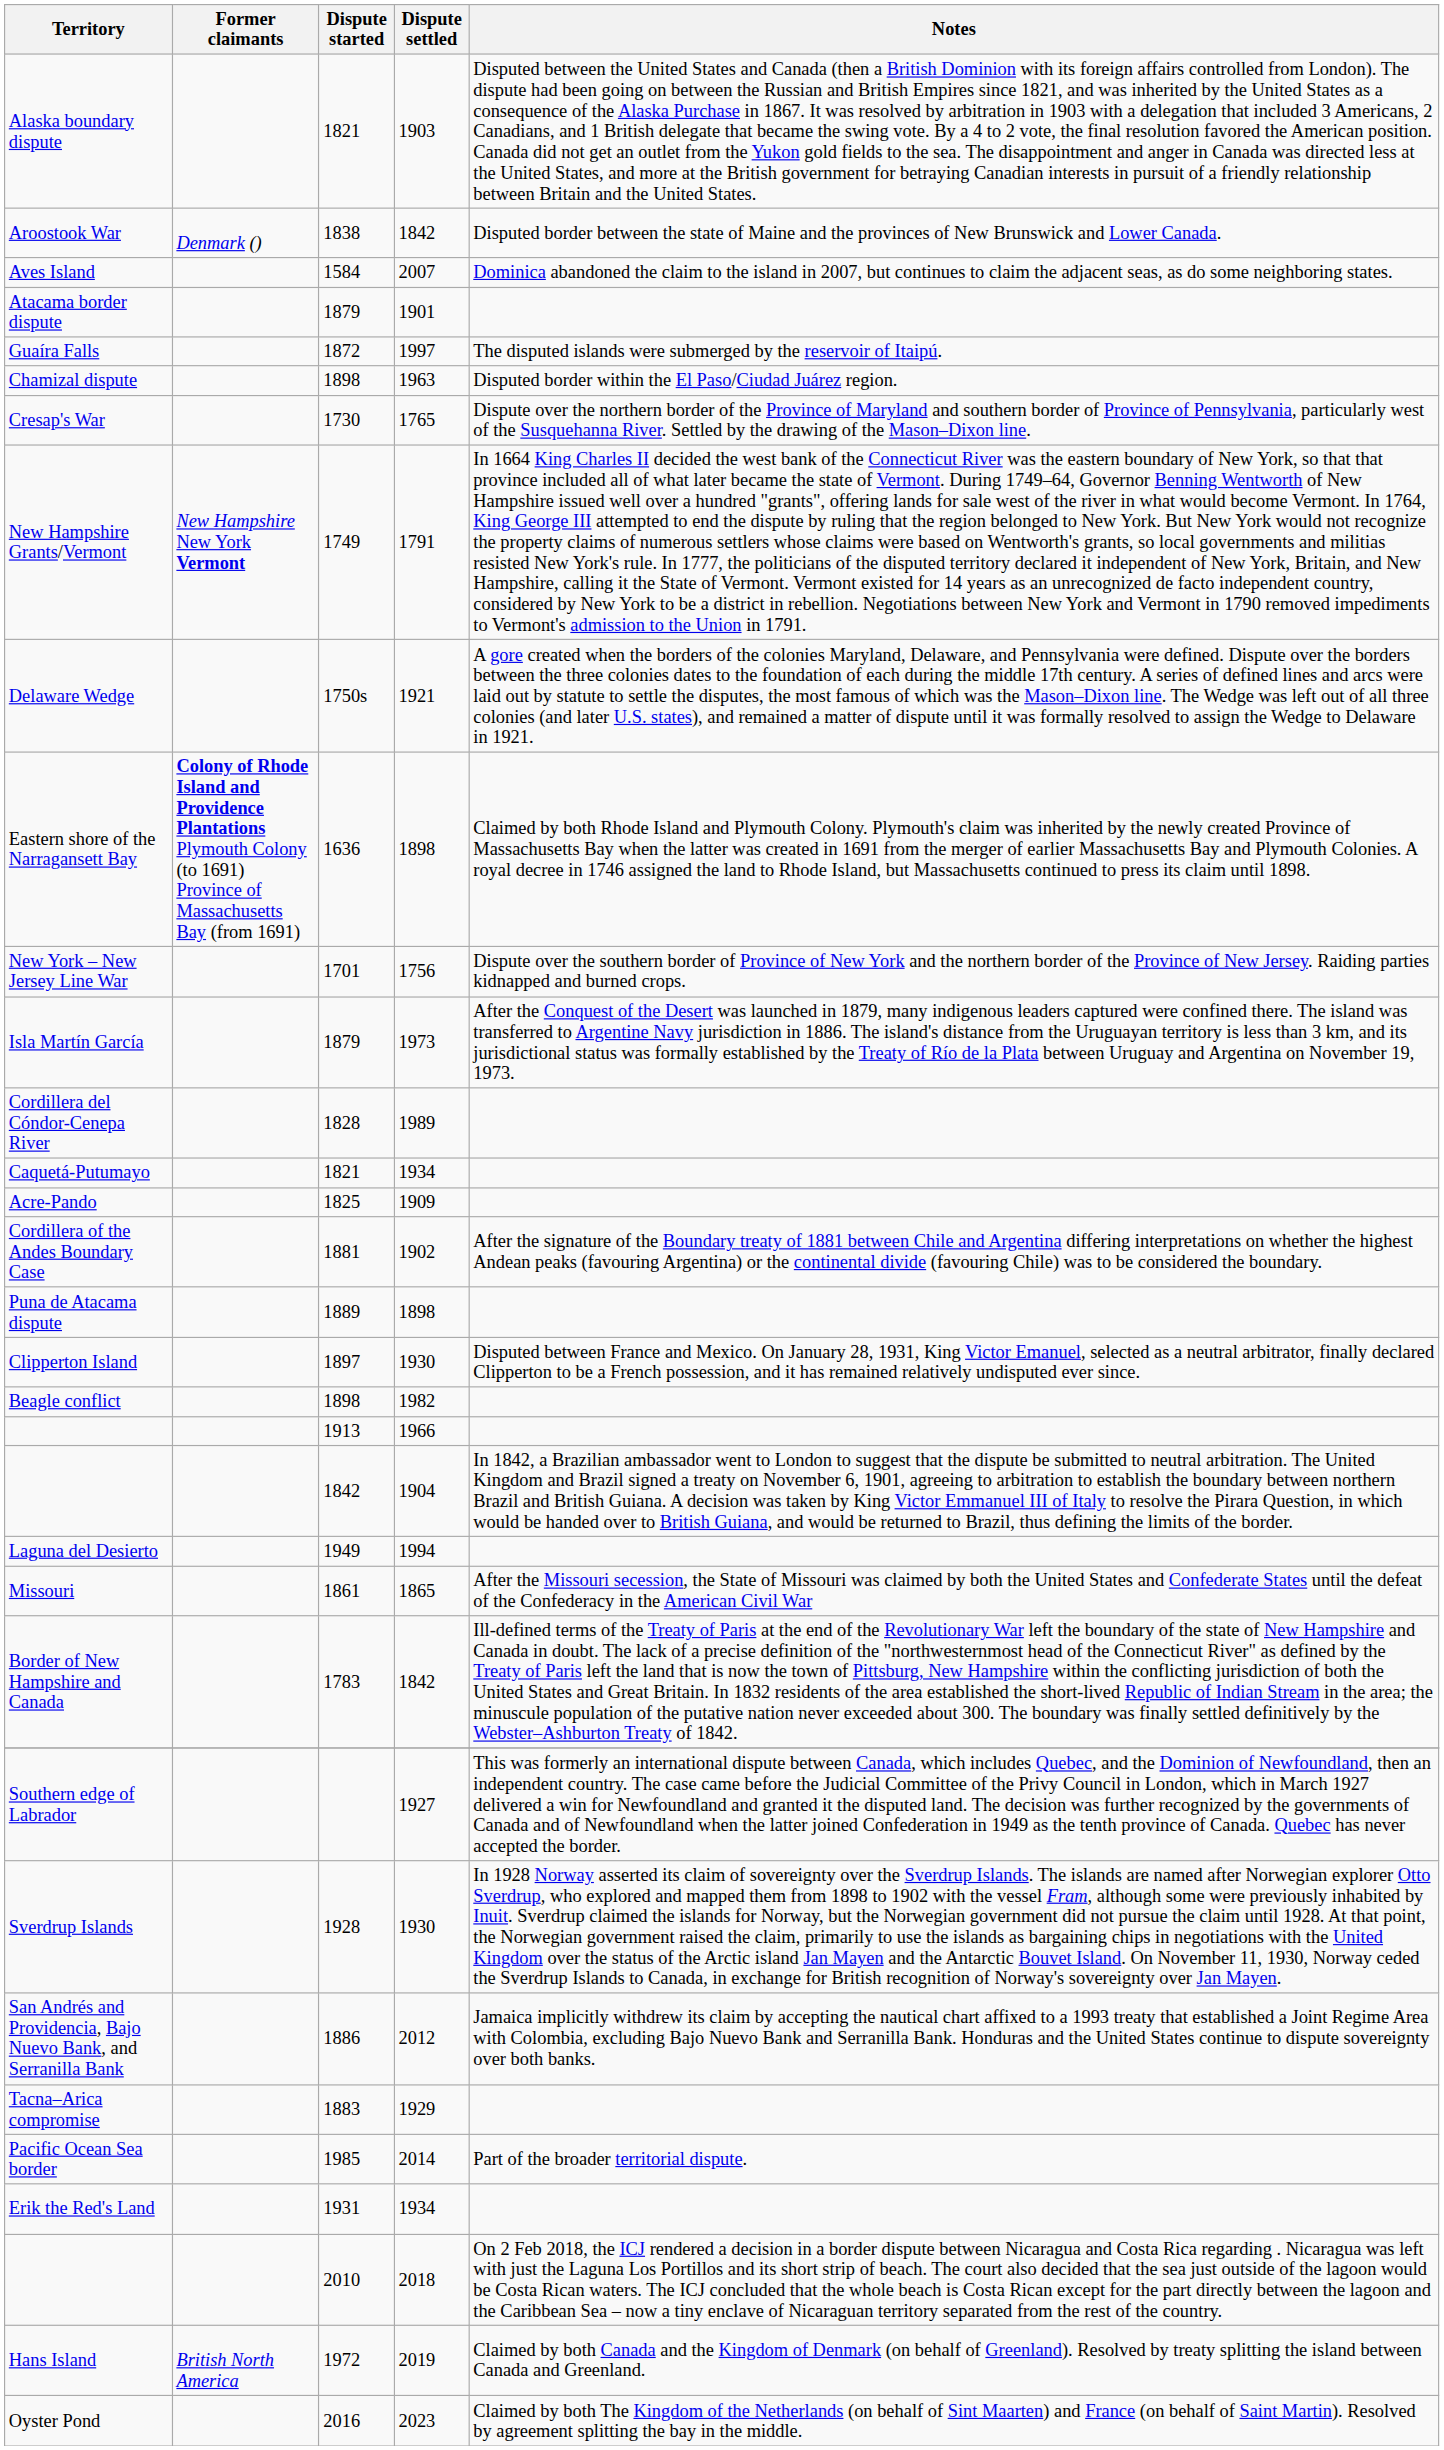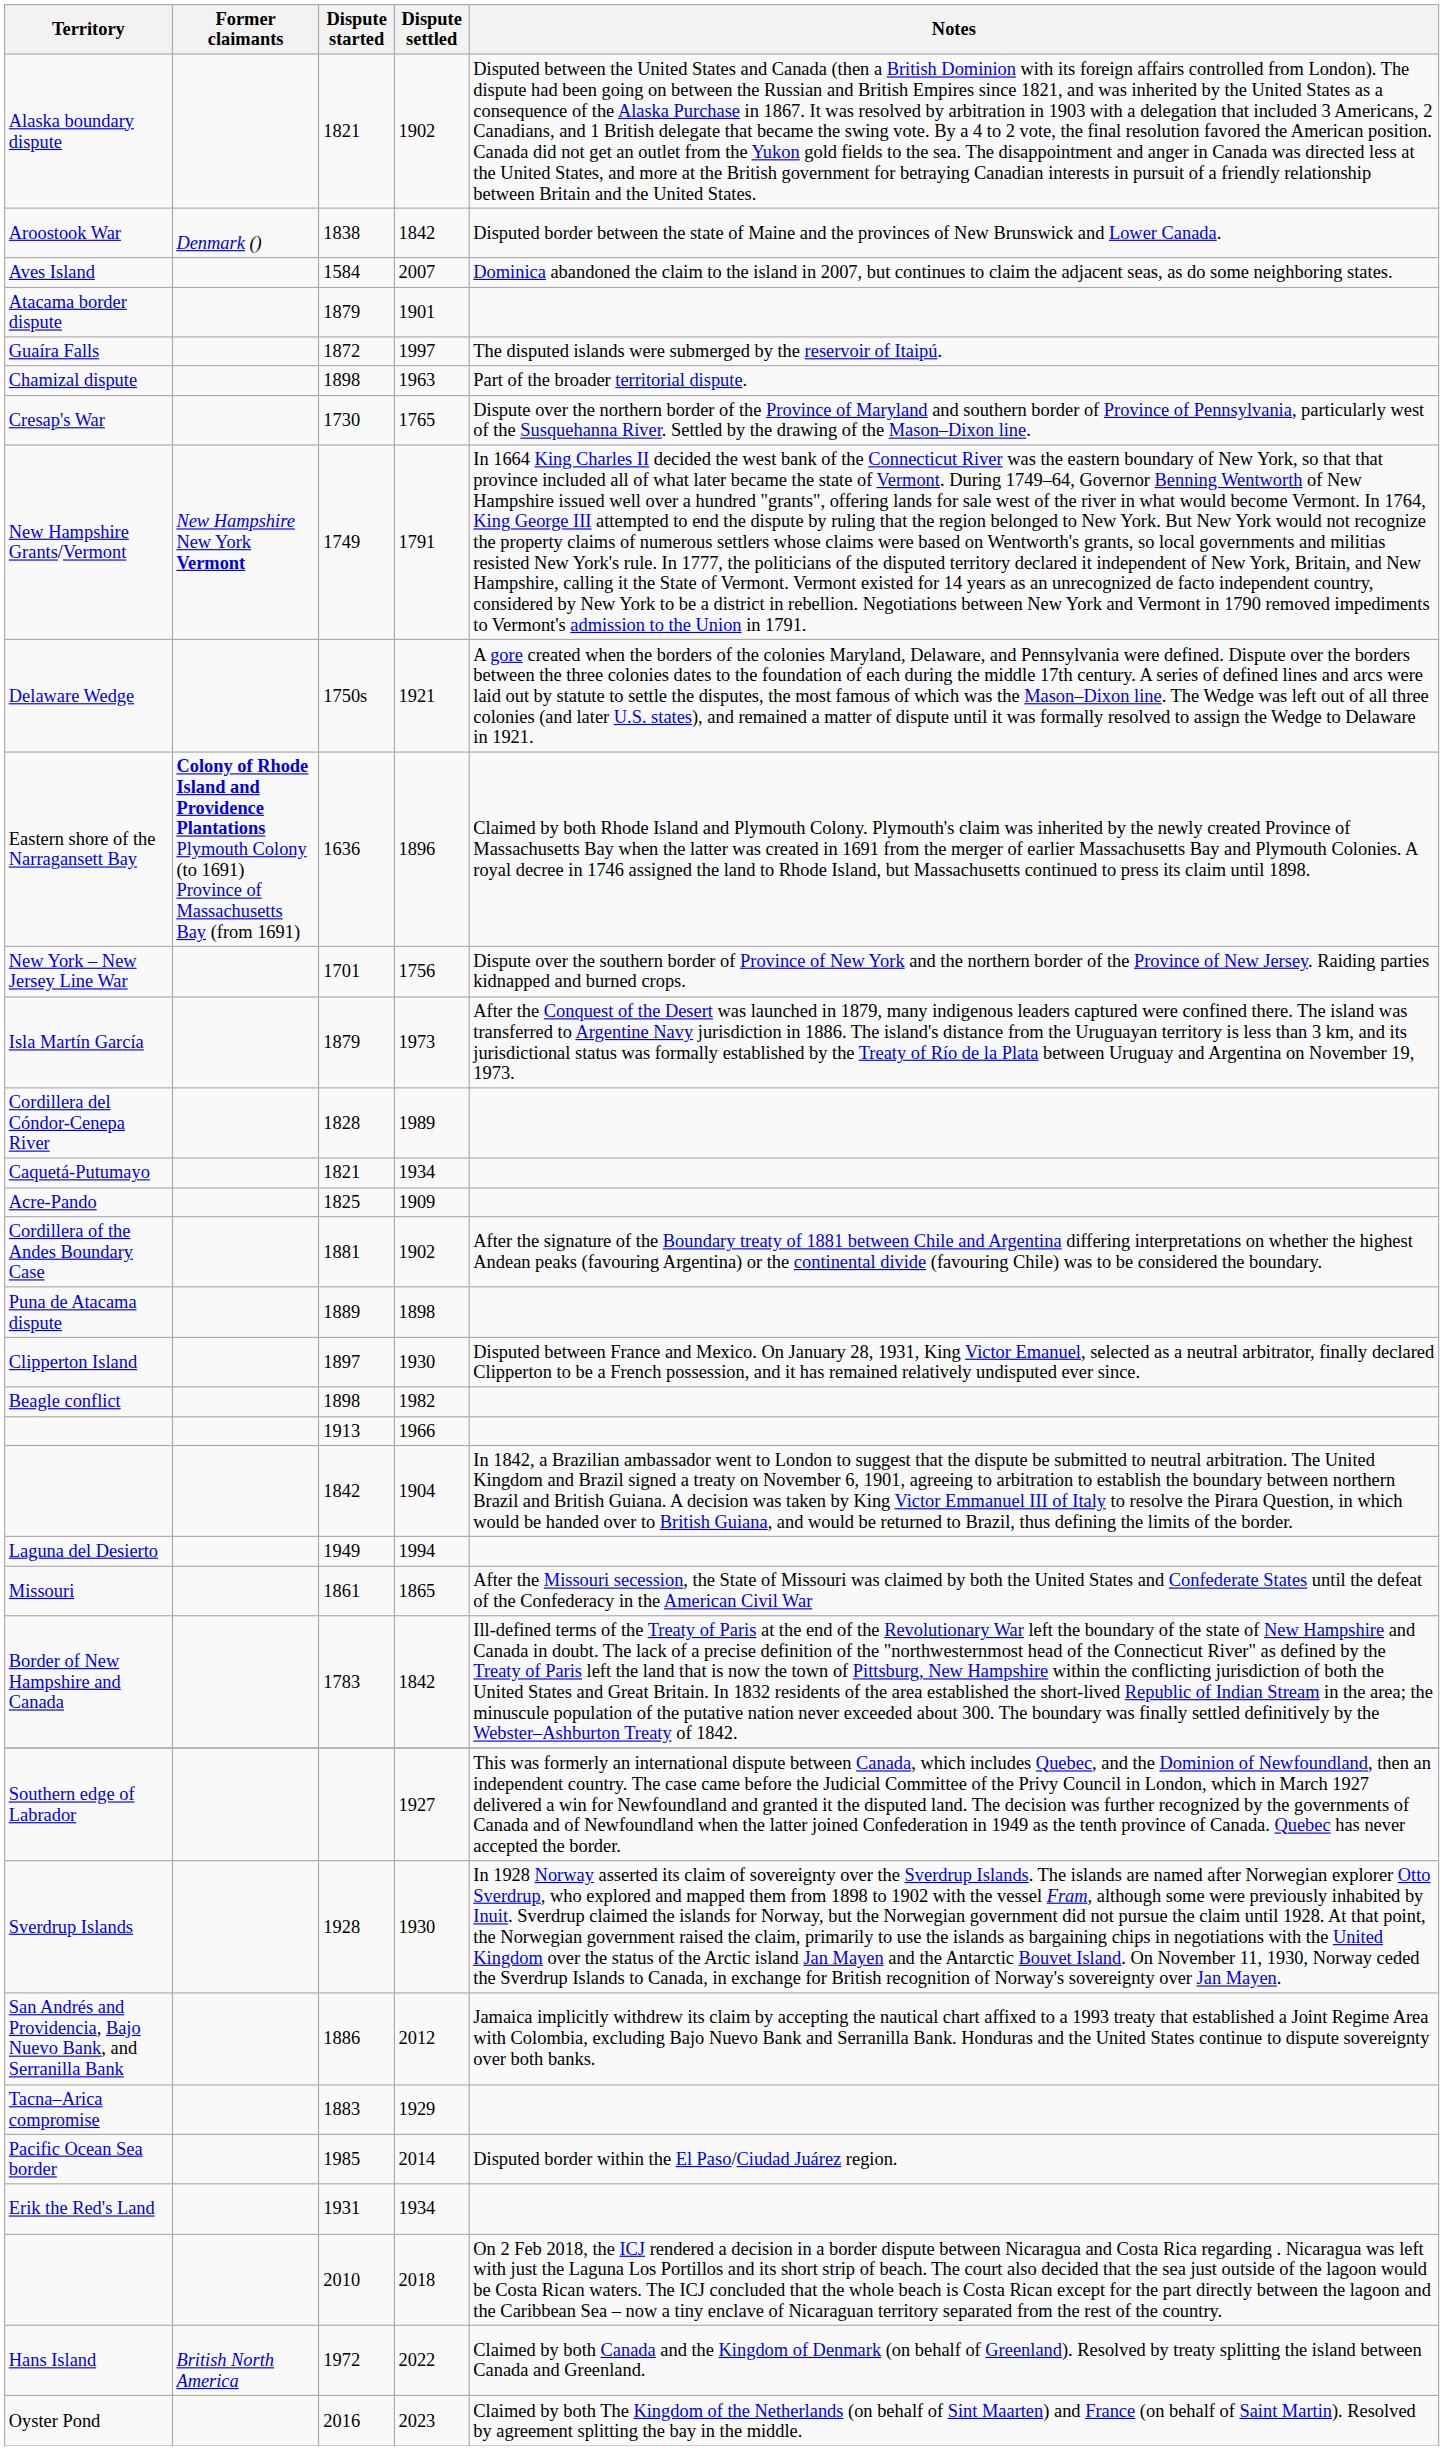(417, 131) 1903 -> (417, 131) 1902
(685, 380) Disputed border within the El Paso/Ciudad Juárez region. -> (610, 380) Part of the broader territorial dispute.
(417, 849) 1898 -> (417, 849) 1896
(610, 2159) Part of the broader territorial dispute. -> (685, 2159) Disputed border within the El Paso/Ciudad Juárez region.
(417, 2360) 2019 -> (417, 2360) 2022
